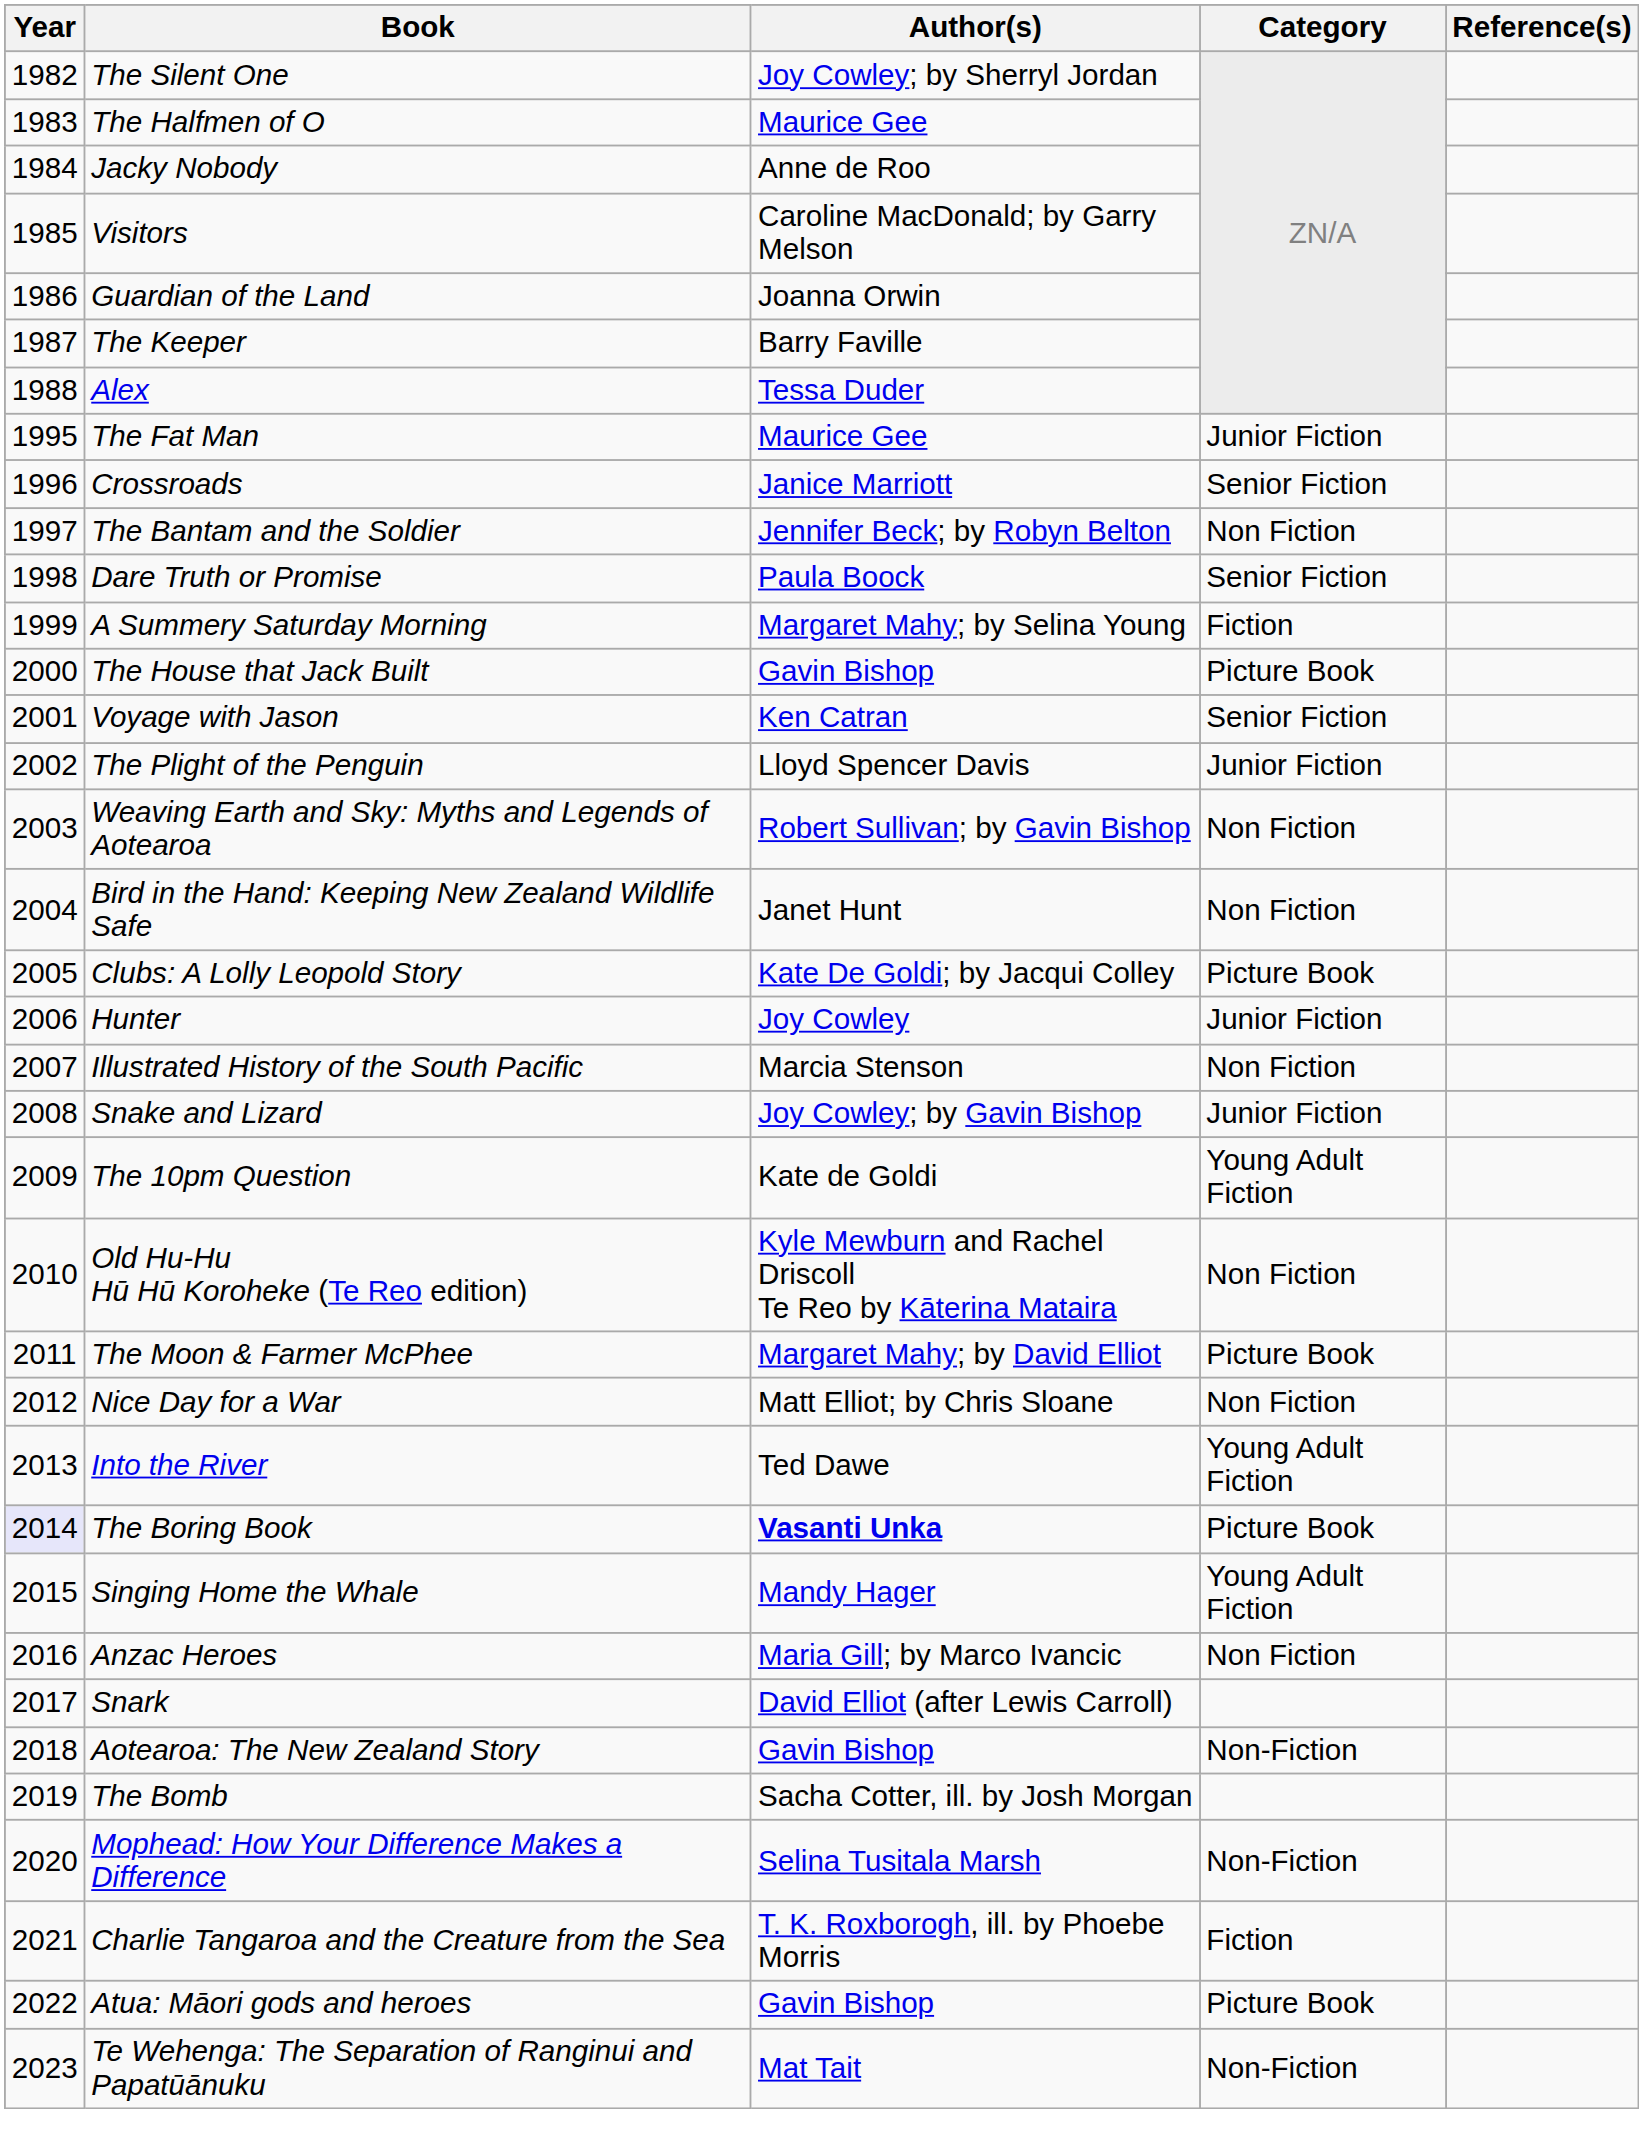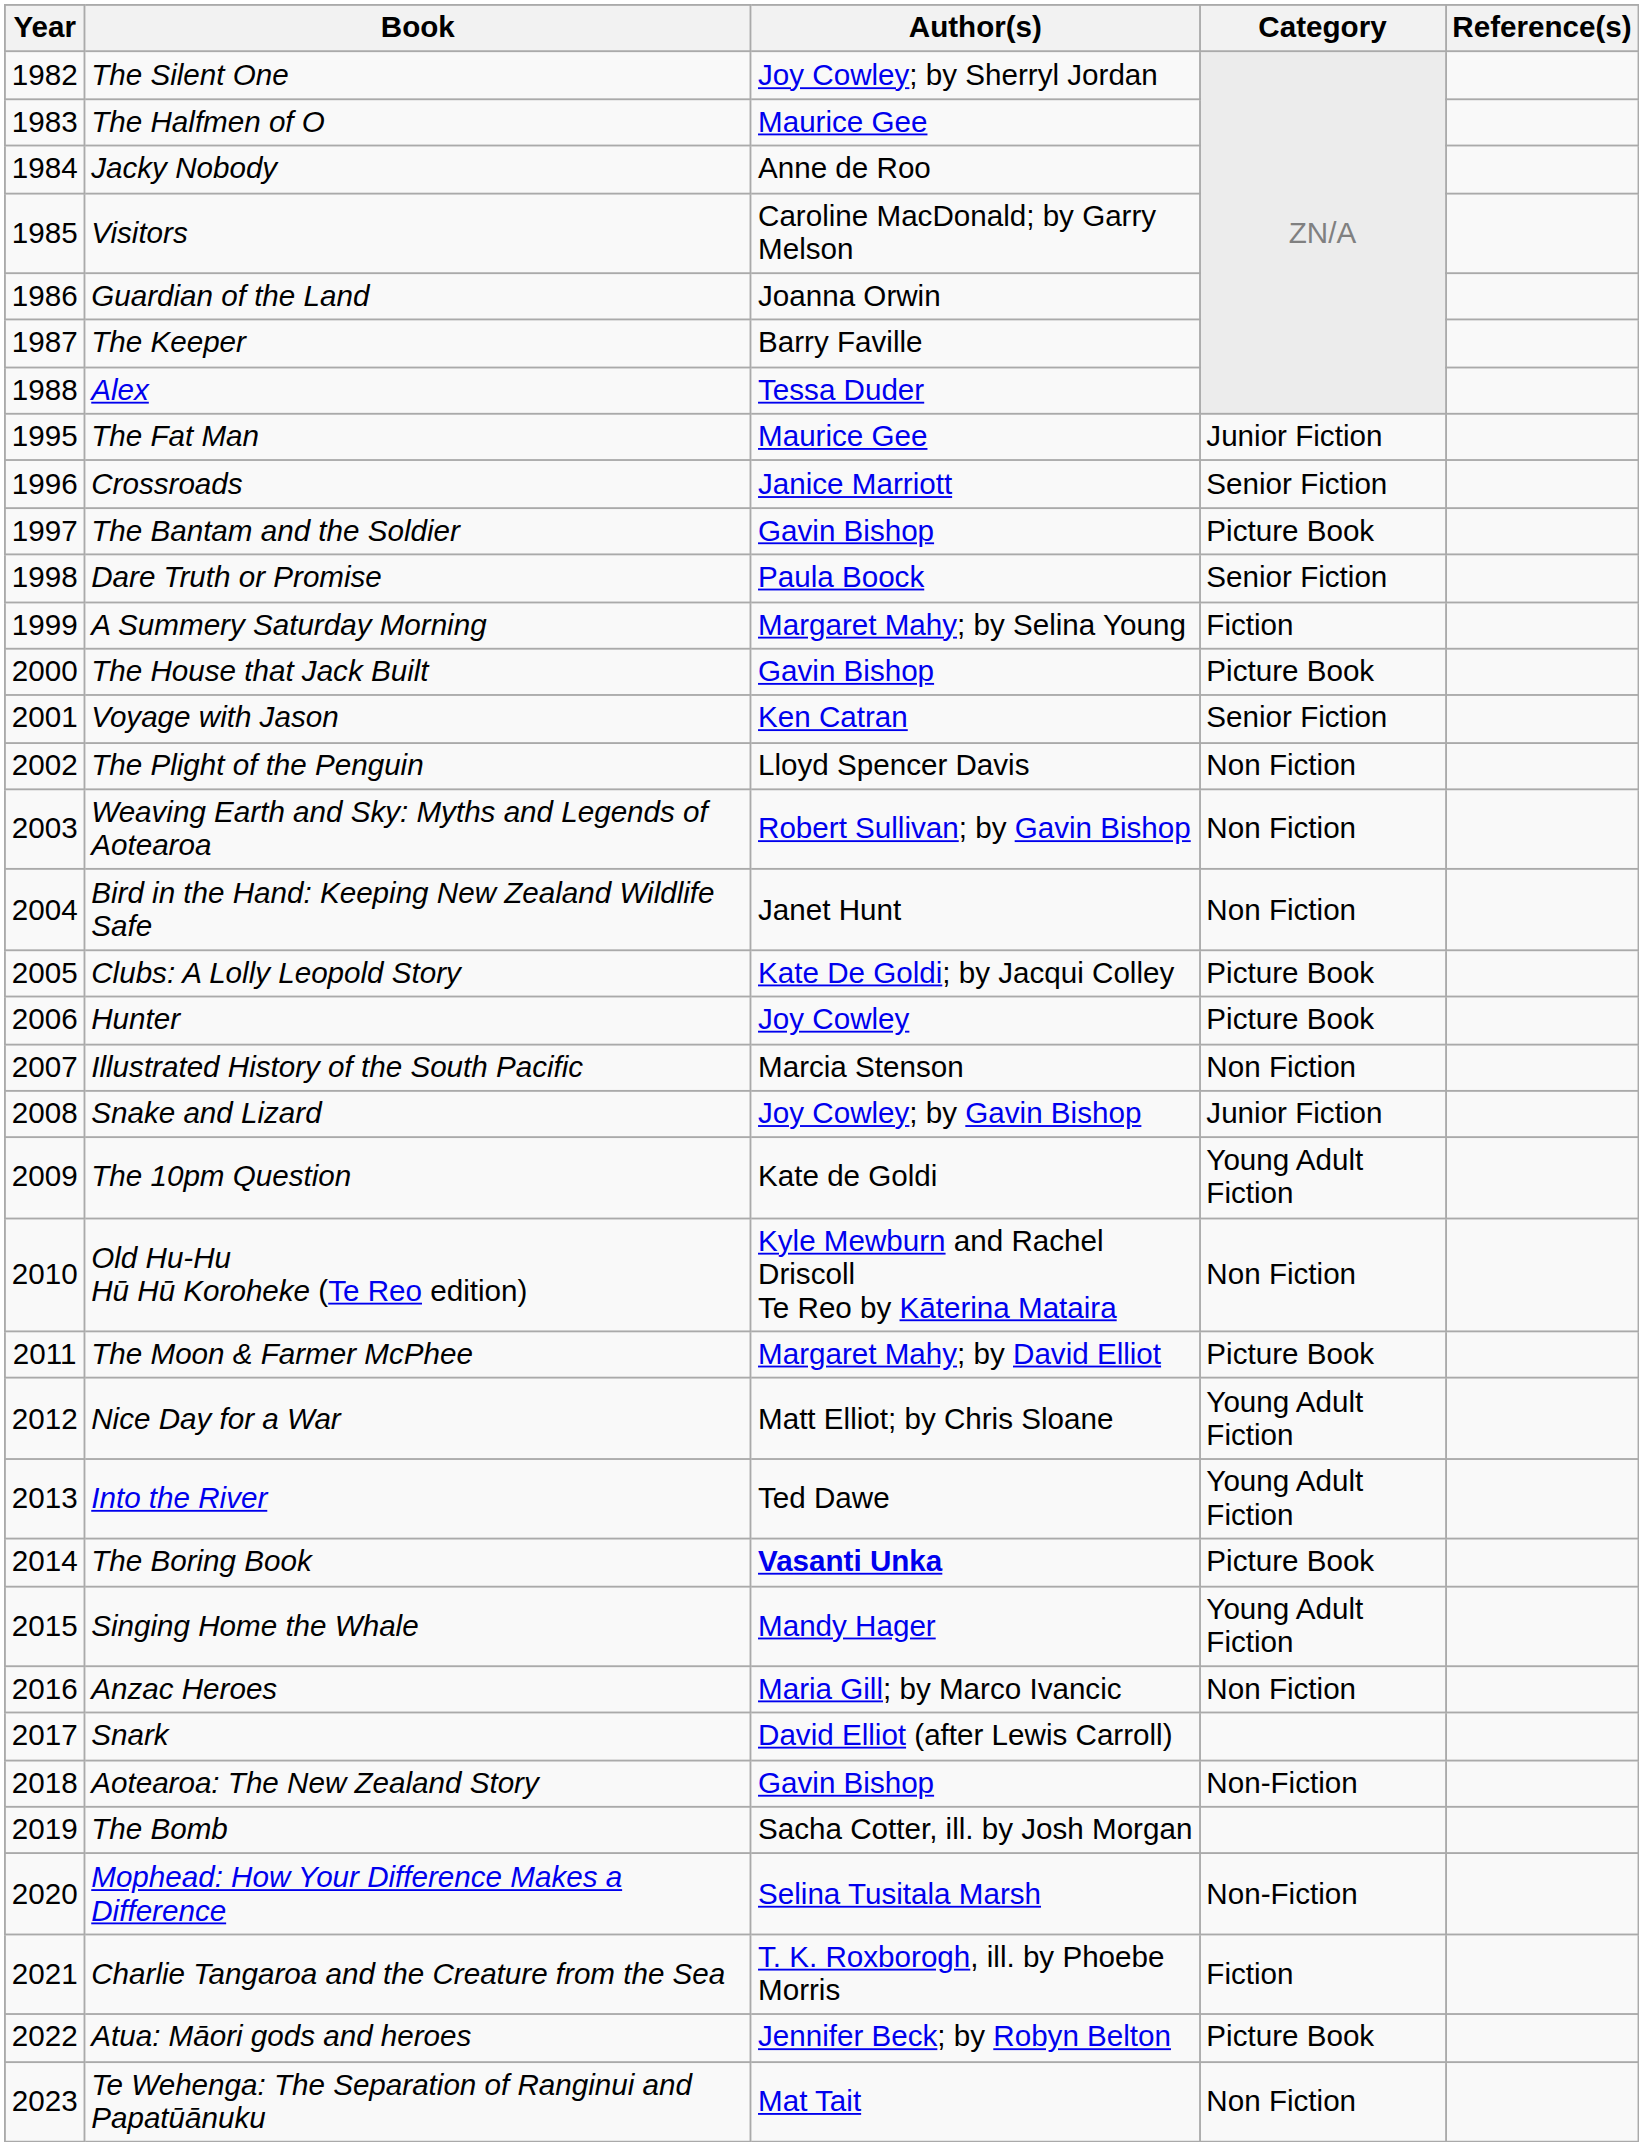(965, 530) Jennifer Beck; by Robyn Belton -> (846, 530) Gavin Bishop
(1281, 530) Non Fiction -> (1290, 530) Picture Book
(1294, 765) Junior Fiction -> (1281, 765) Non Fiction
(1294, 1019) Junior Fiction -> (1290, 1019) Picture Book
(1281, 1401) Non Fiction -> (1285, 1418) Young Adult Fiction
(45, 1528) lavender background -> (45, 1561) no background
(846, 2004) Gavin Bishop -> (965, 2037) Jennifer Beck; by Robyn Belton
(1282, 2067) Non-Fiction -> (1281, 2100) Non Fiction
